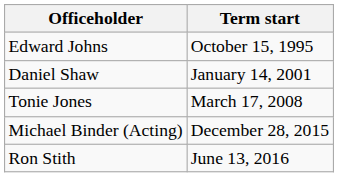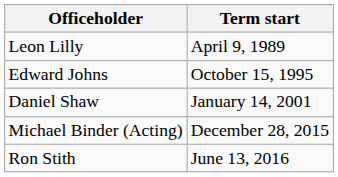+ row: (46, 46)
- row: (50, 102)
